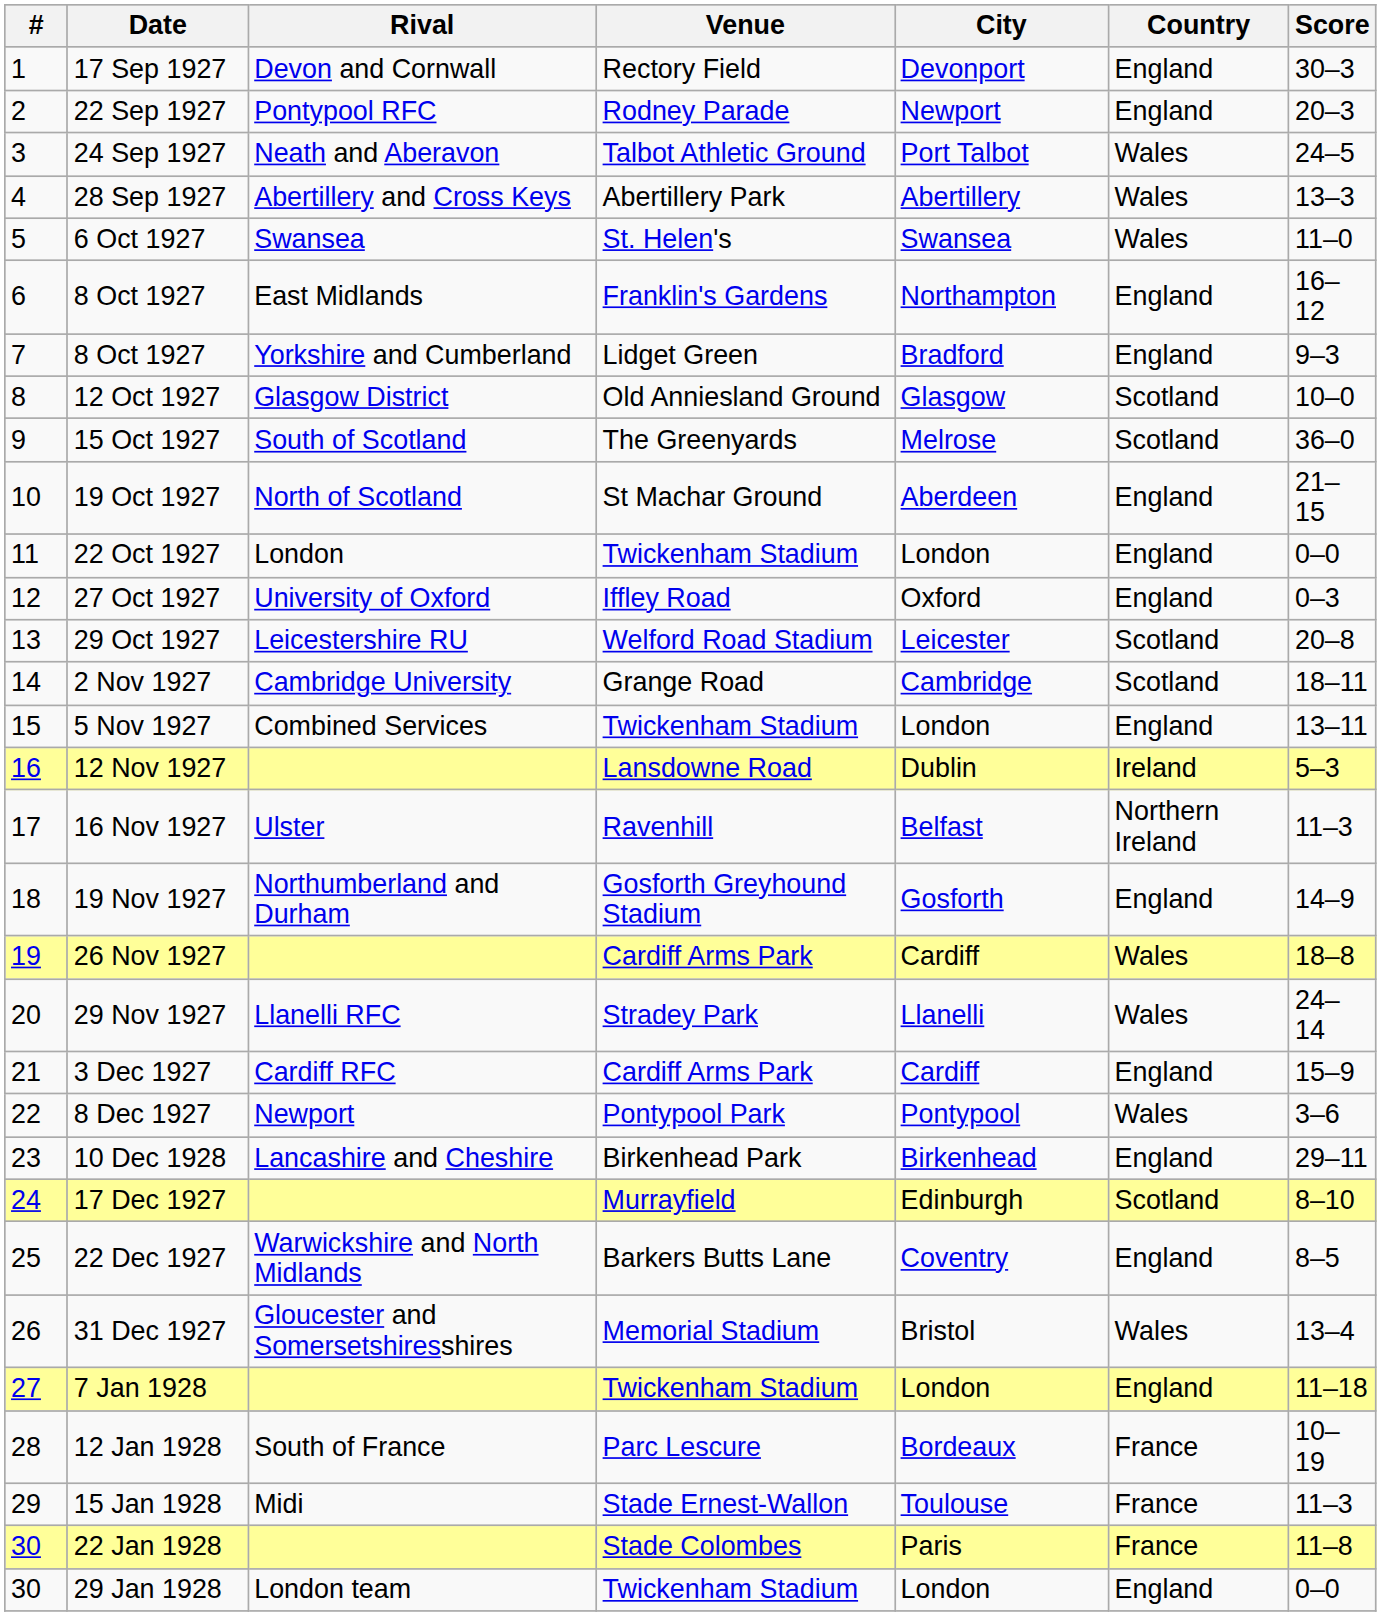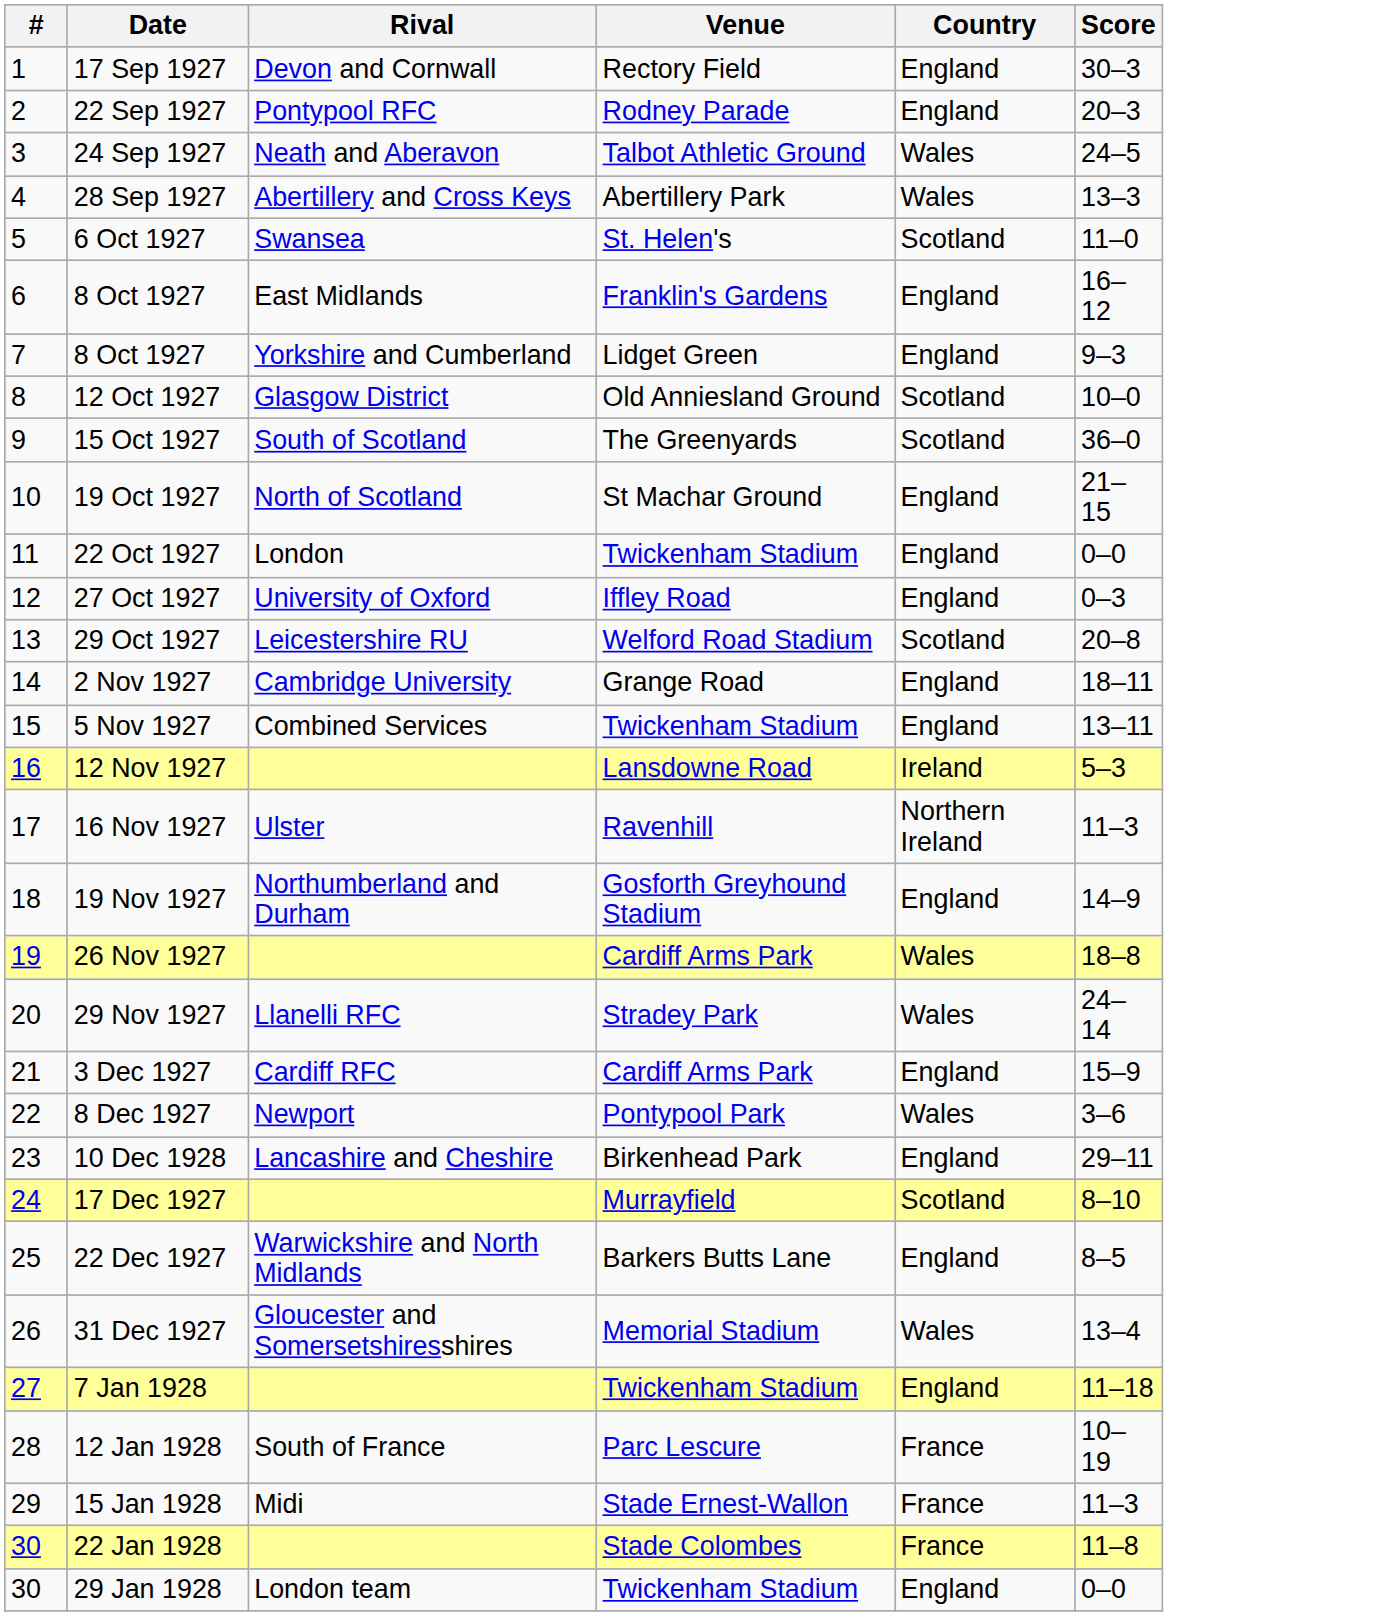- column: (1001, 25)
(1151, 238) Wales -> (953, 238) Scotland
(1167, 683) Scotland -> (950, 683) England
